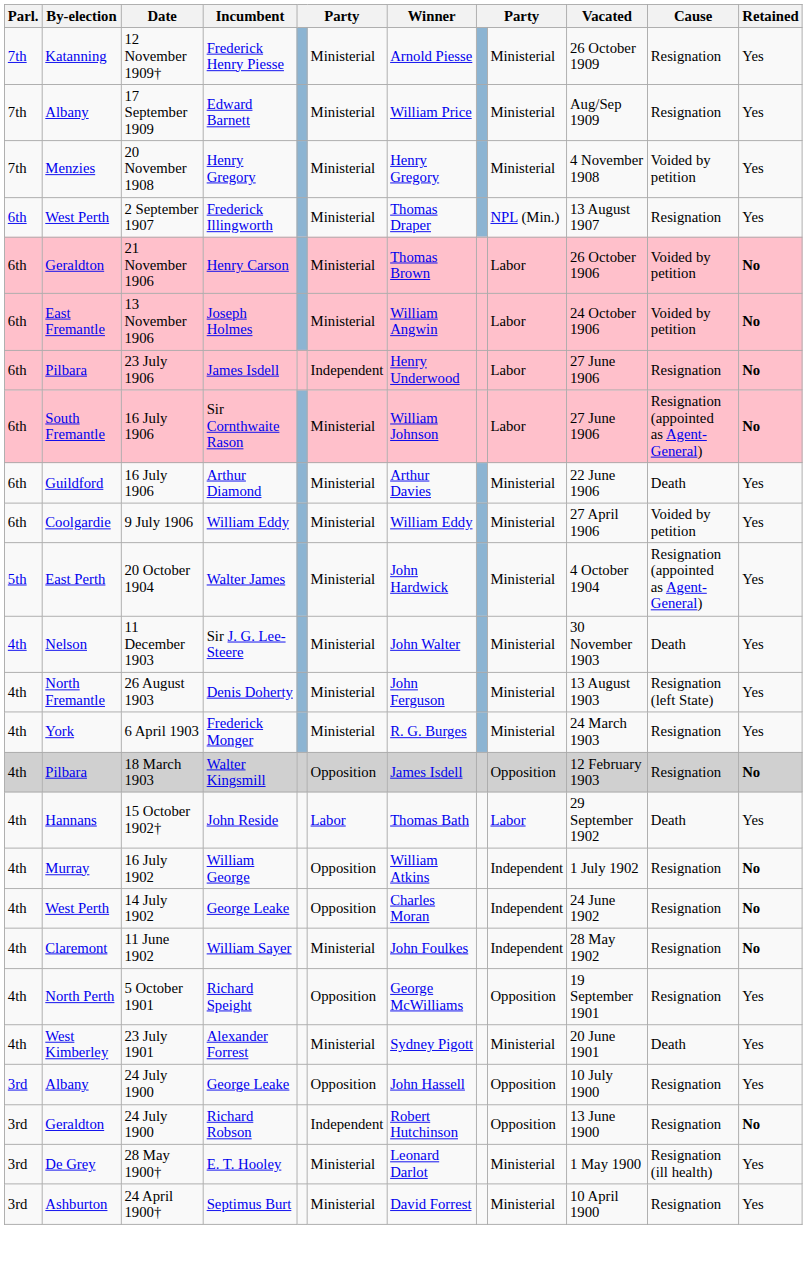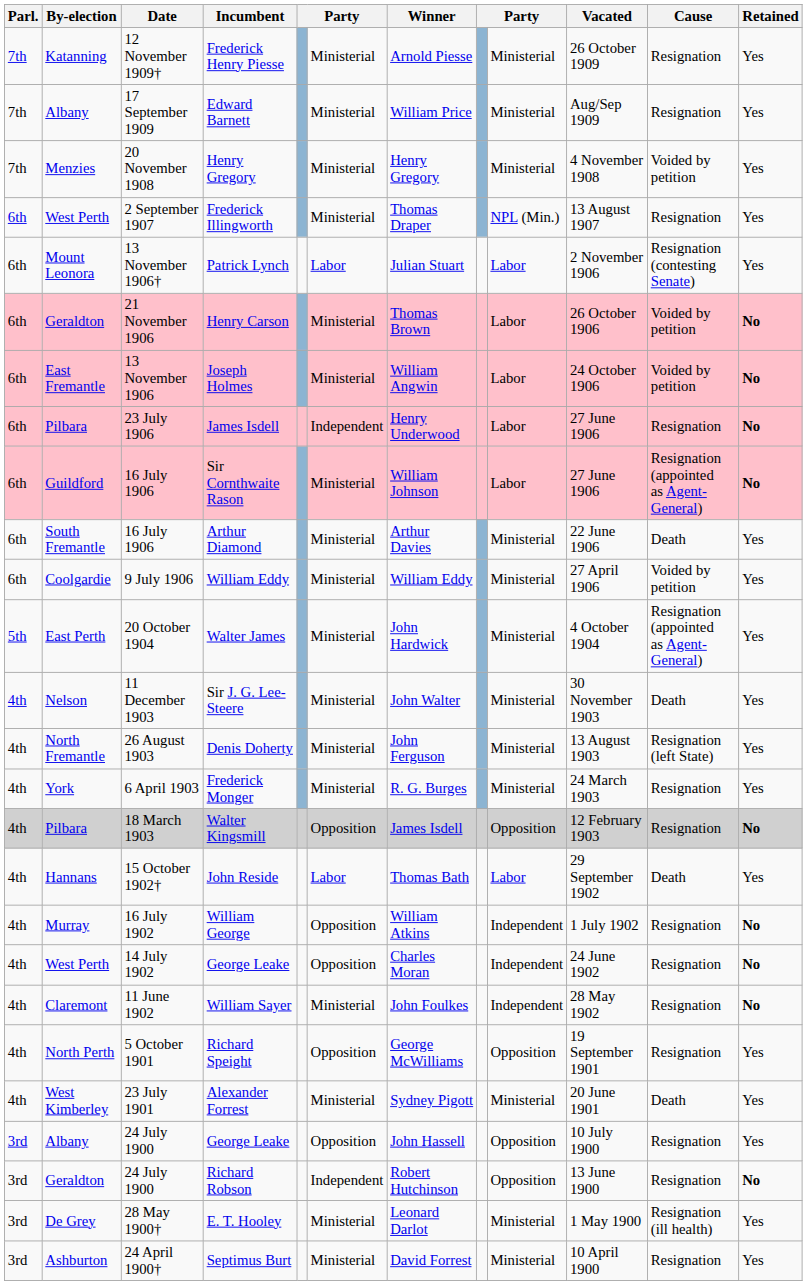+ row: (156, 265)
(75, 426) South Fremantle -> (74, 482) Guildford
(74, 482) Guildford -> (75, 539) South Fremantle
